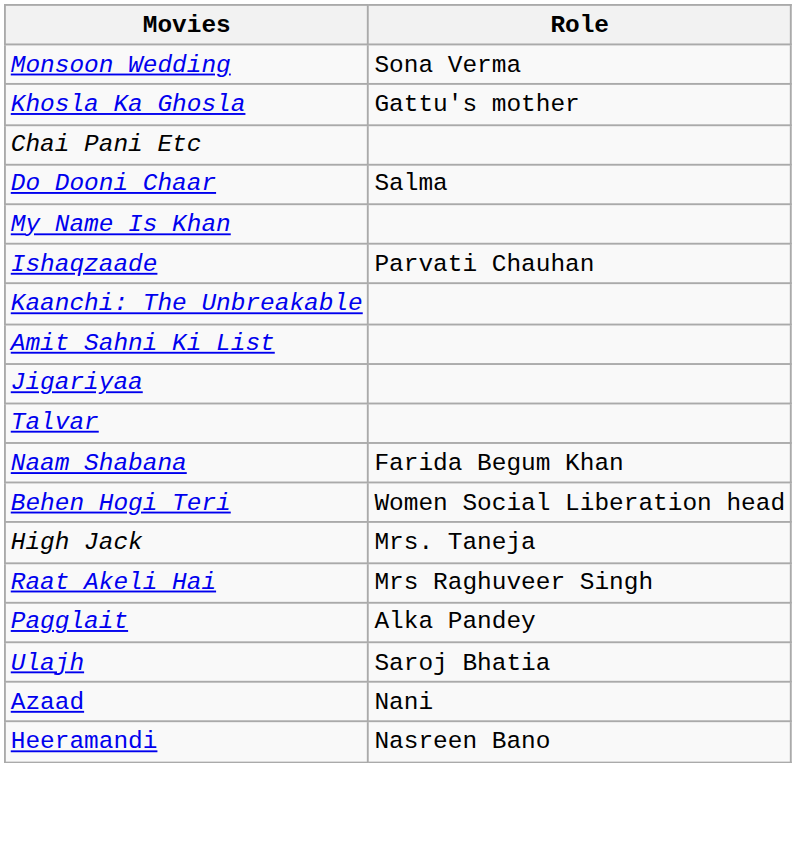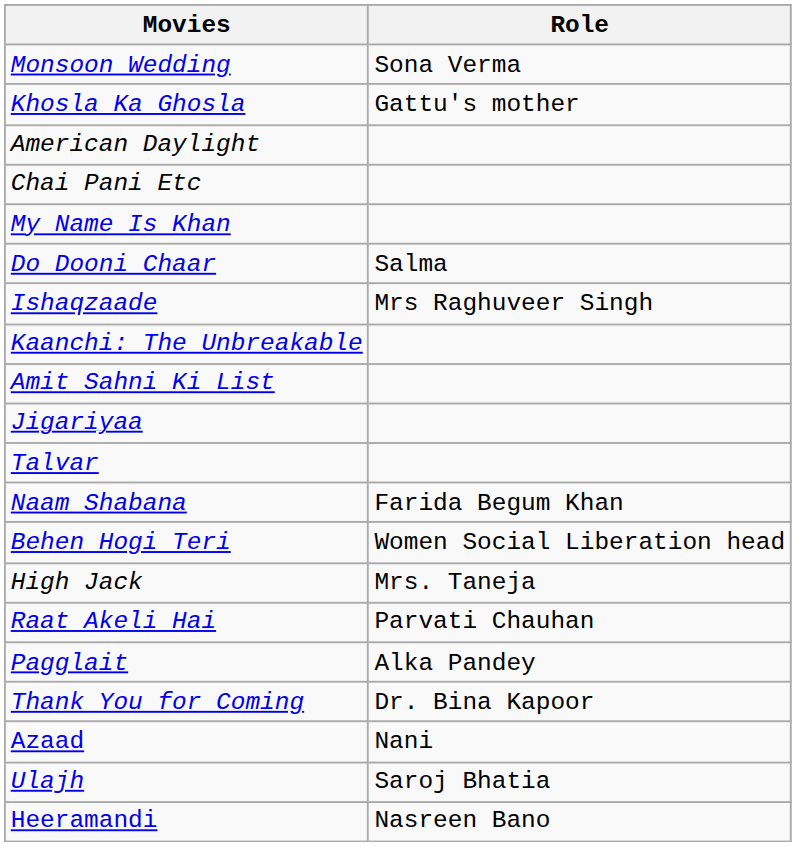+ row: (135, 144)
rows swapped: (113, 184) <-> (121, 224)
(484, 264) Parvati Chauhan -> (514, 304) Mrs Raghuveer Singh
(514, 583) Mrs Raghuveer Singh -> (484, 622) Parvati Chauhan
+ row: (157, 702)
rows swapped: (47, 662) <-> (47, 702)
